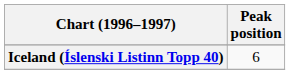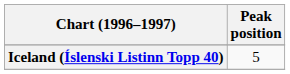(256, 57) 6 -> (256, 57) 5
